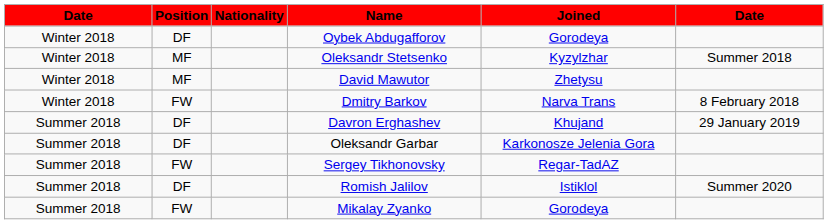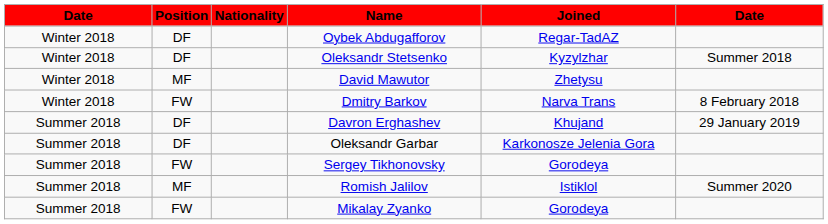(579, 37) Gorodeya -> (579, 37) Regar-TadAZ
(182, 58) MF -> (182, 58) DF
(579, 165) Regar-TadAZ -> (579, 165) Gorodeya
(182, 187) DF -> (182, 187) MF
